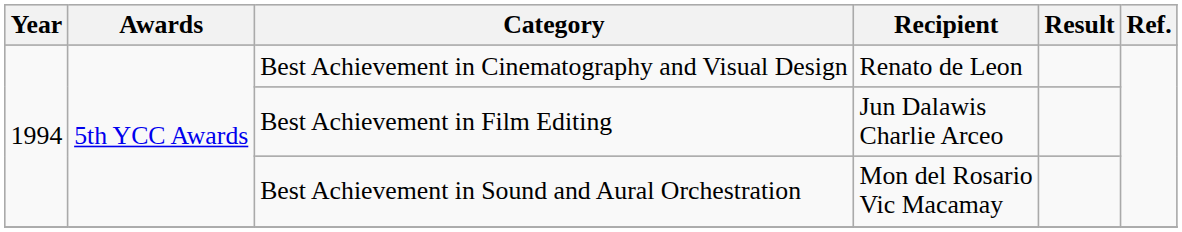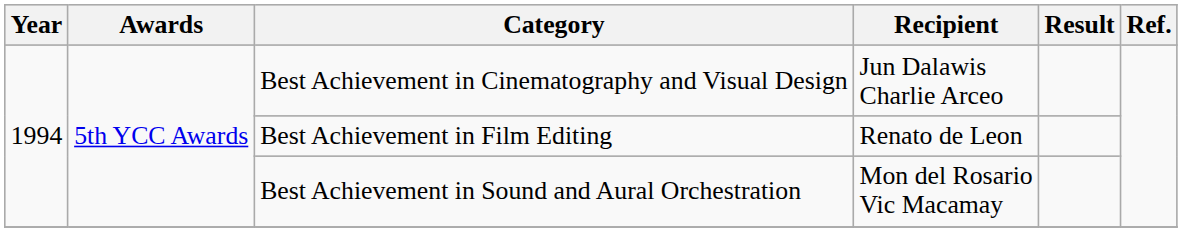(941, 65) Renato de Leon -> (931, 80) Jun Dalawis Charlie Arceo
(931, 121) Jun Dalawis Charlie Arceo -> (941, 135) Renato de Leon
